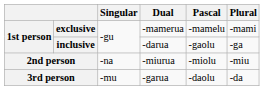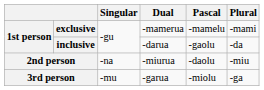(236, 45) -ga -> (236, 45) -da
(202, 61) -miolu -> (202, 61) -daolu
(202, 77) -daolu -> (202, 77) -miolu
(236, 77) -da -> (236, 77) -ga
